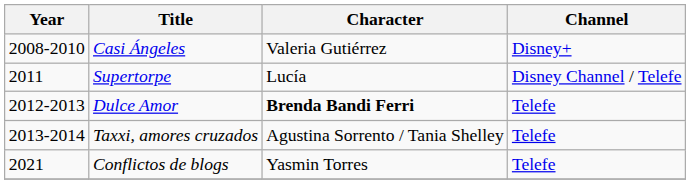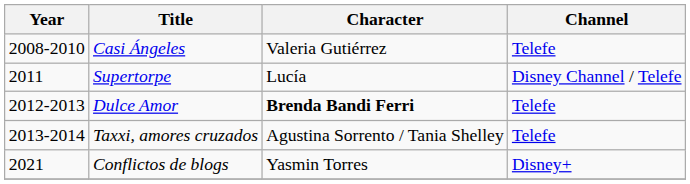(542, 48) Disney+ -> (534, 48) Telefe
(534, 164) Telefe -> (542, 164) Disney+
